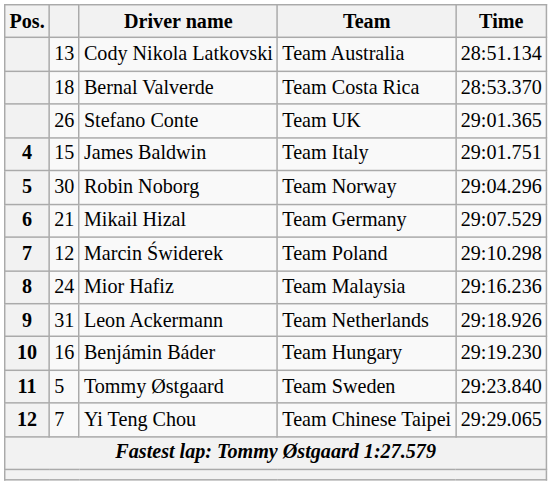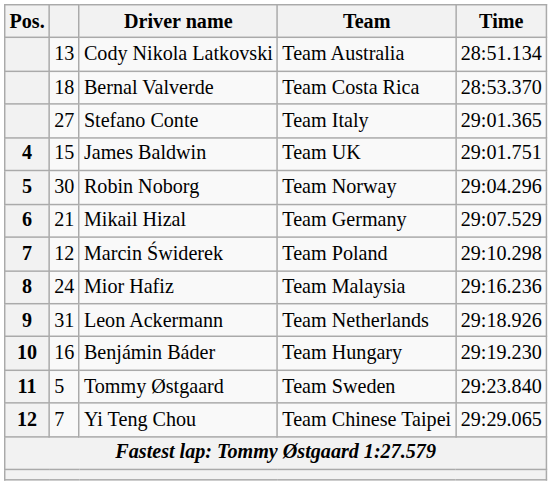(64, 120) 26 -> (64, 120) 27
(322, 120) Team UK -> (325, 120) Team Italy
(325, 153) Team Italy -> (322, 153) Team UK
